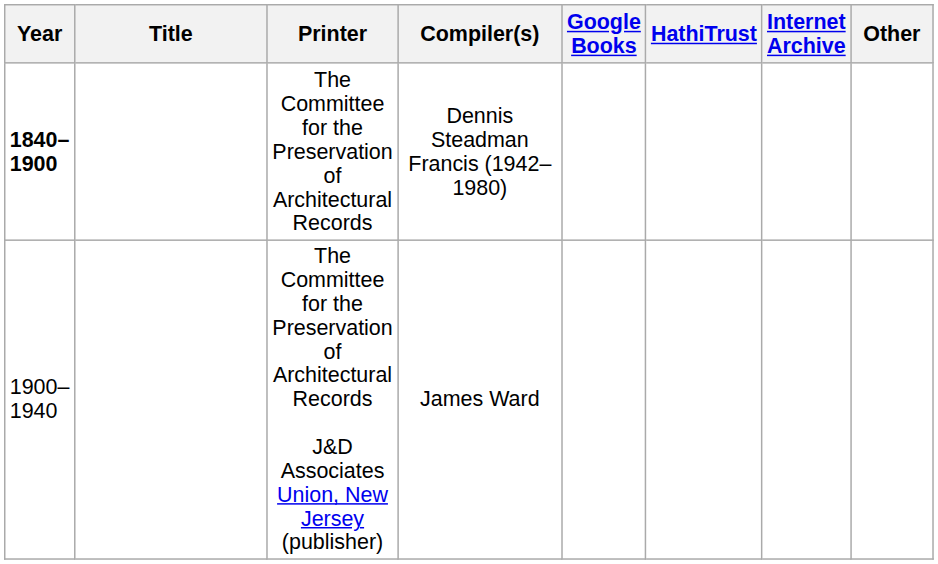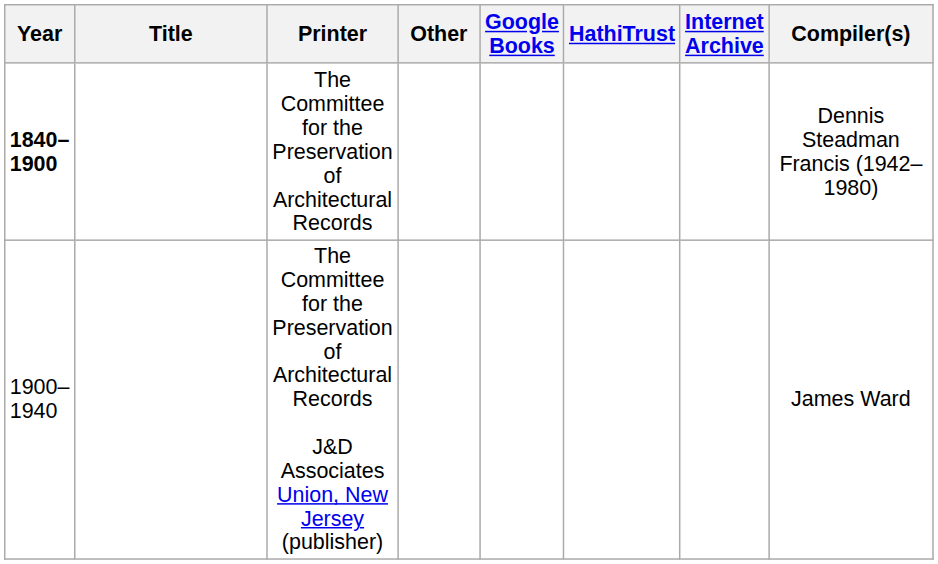columns swapped: (480, 34) <-> (892, 34)
